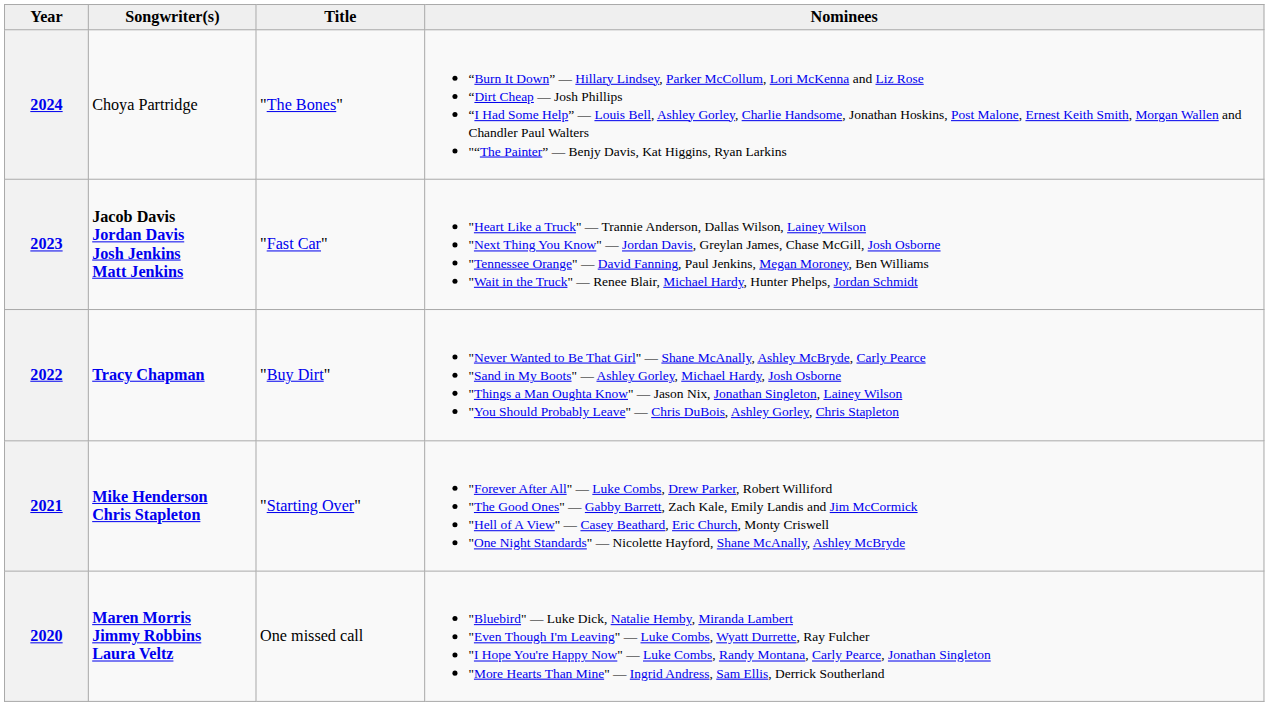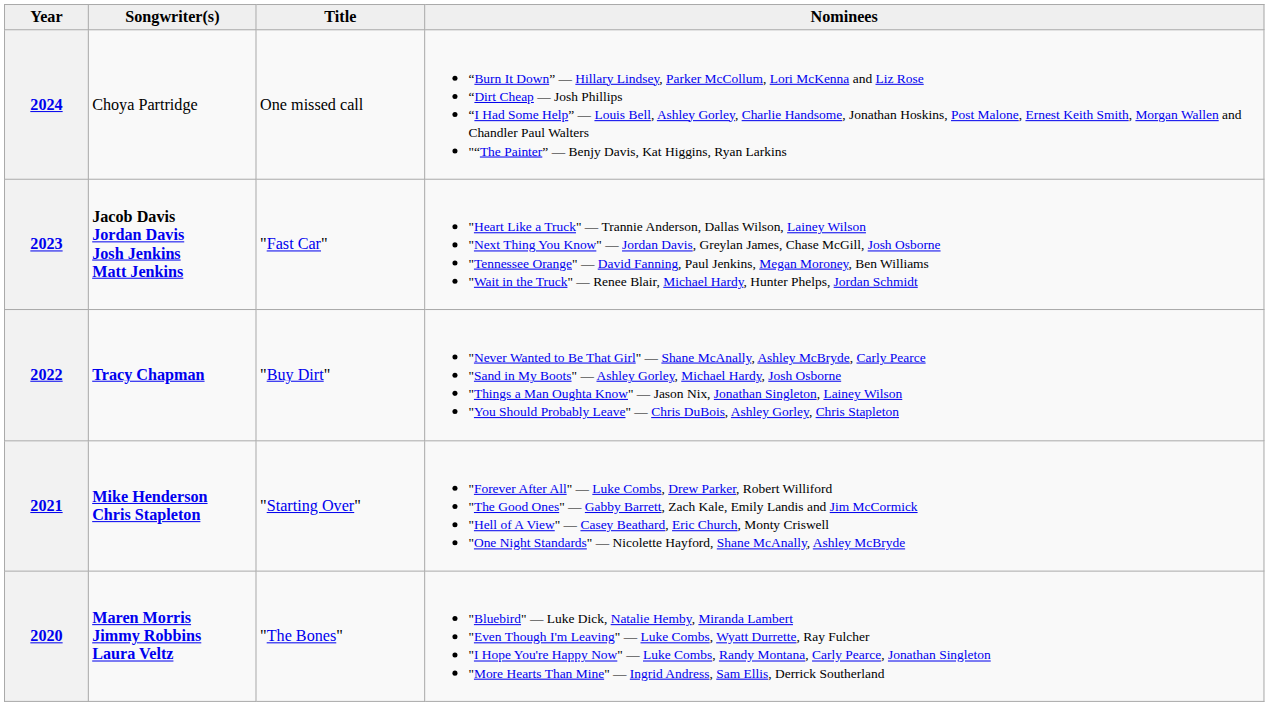(301, 104) "The Bones" -> (312, 104) One missed call
(312, 636) One missed call -> (301, 636) "The Bones"
